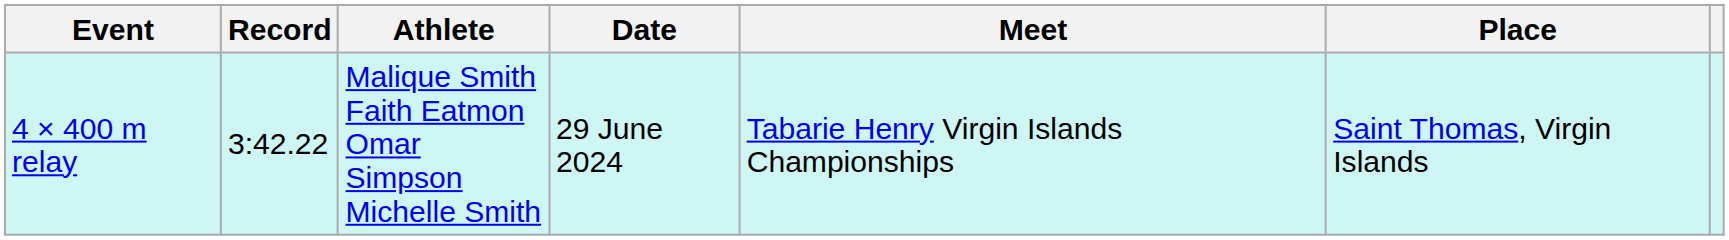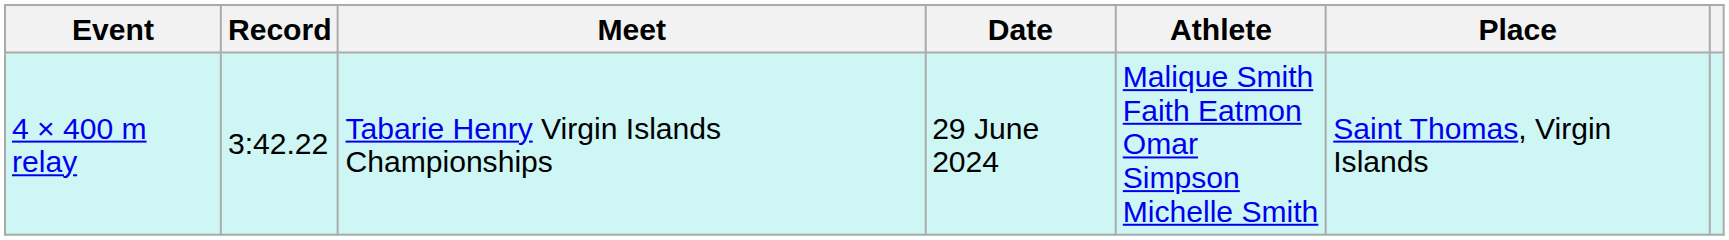columns swapped: (444, 29) <-> (1033, 29)
